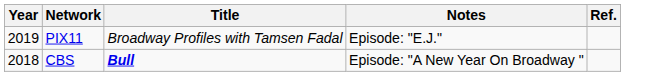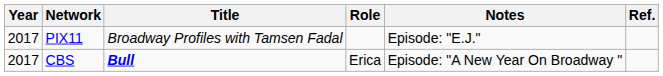+ column: (365, 15)
(23, 37) 2019 -> (23, 37) 2017
(23, 60) 2018 -> (23, 60) 2017
